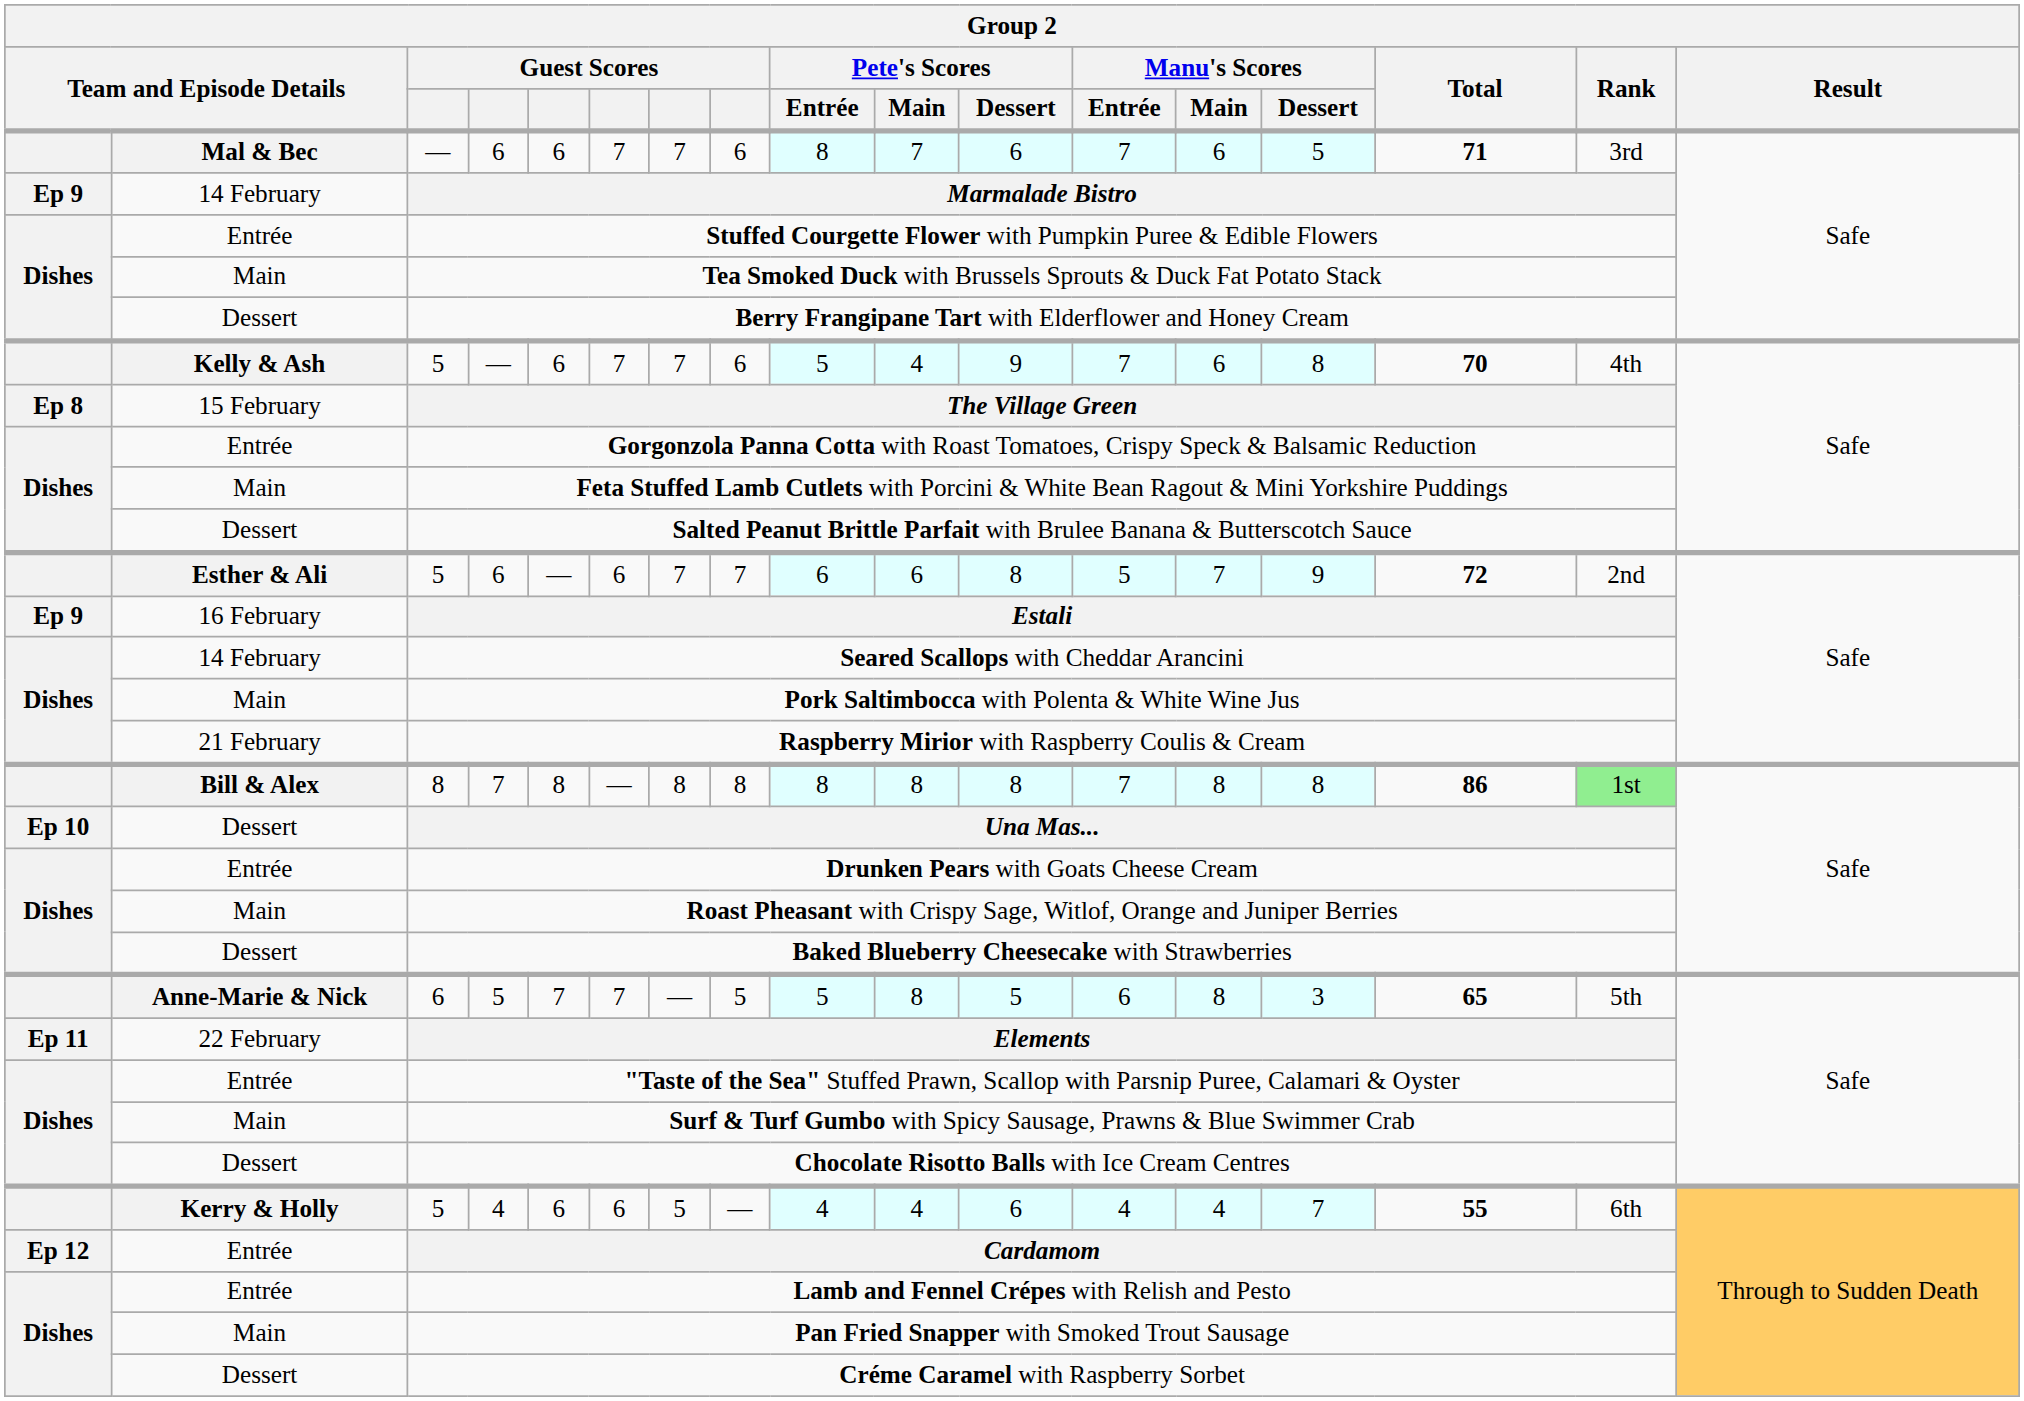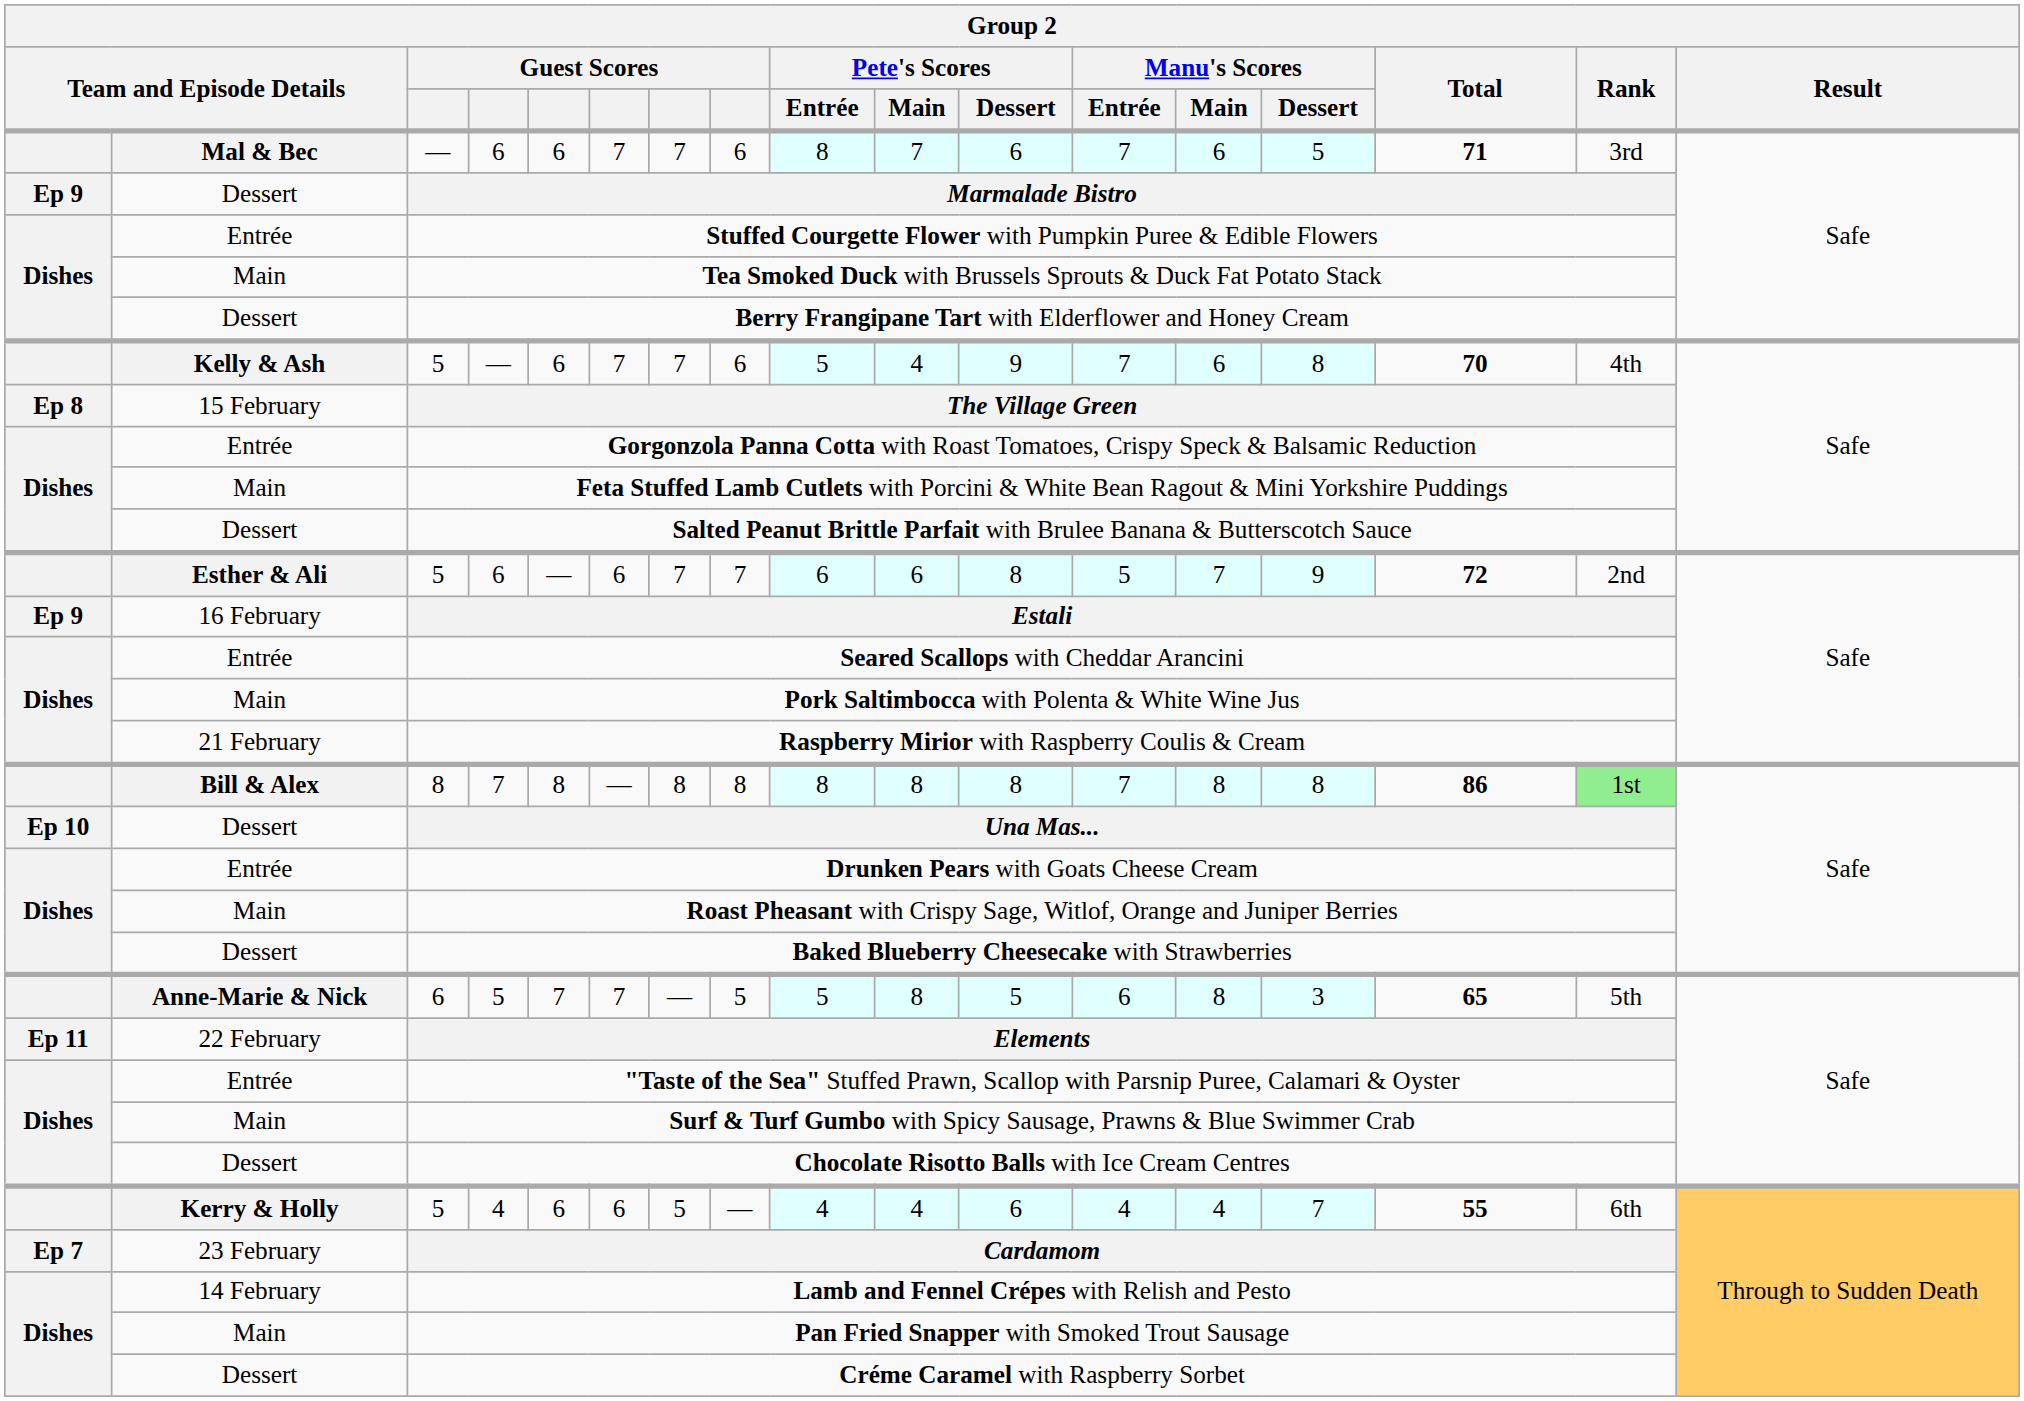(260, 193) 14 February -> (260, 193) Dessert
(260, 657) 14 February -> (260, 657) Entrée
(58, 1250) Ep 12 -> (58, 1250) Ep 7
(260, 1250) Entrée -> (260, 1250) 23 February
(260, 1291) Entrée -> (260, 1291) 14 February
